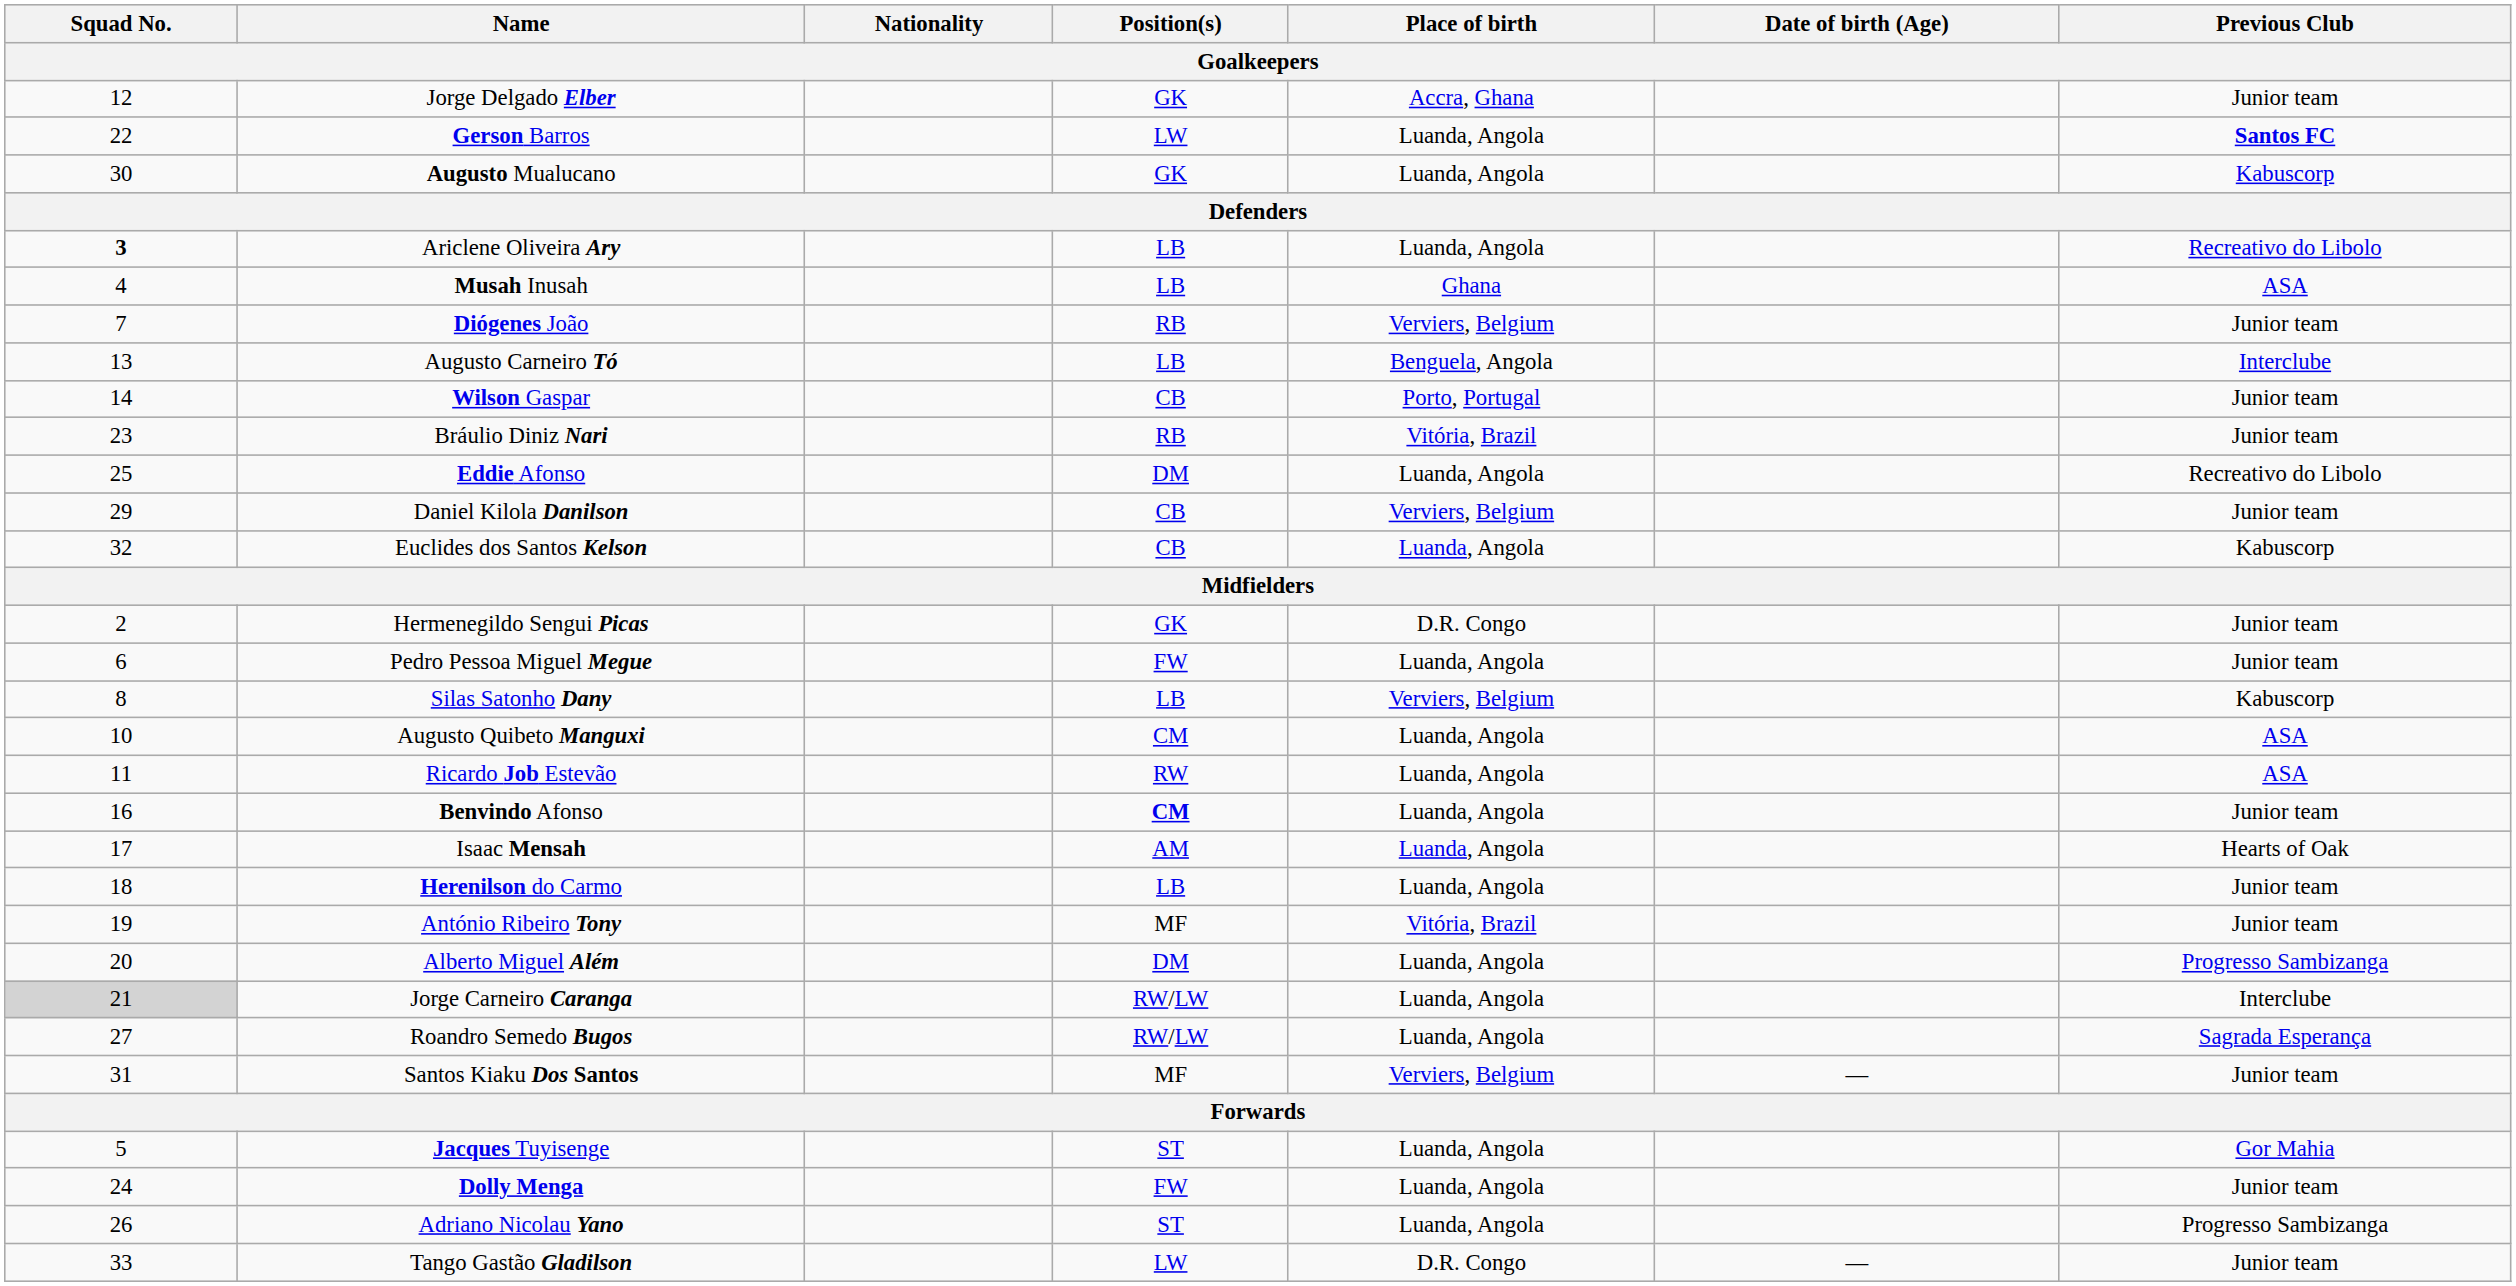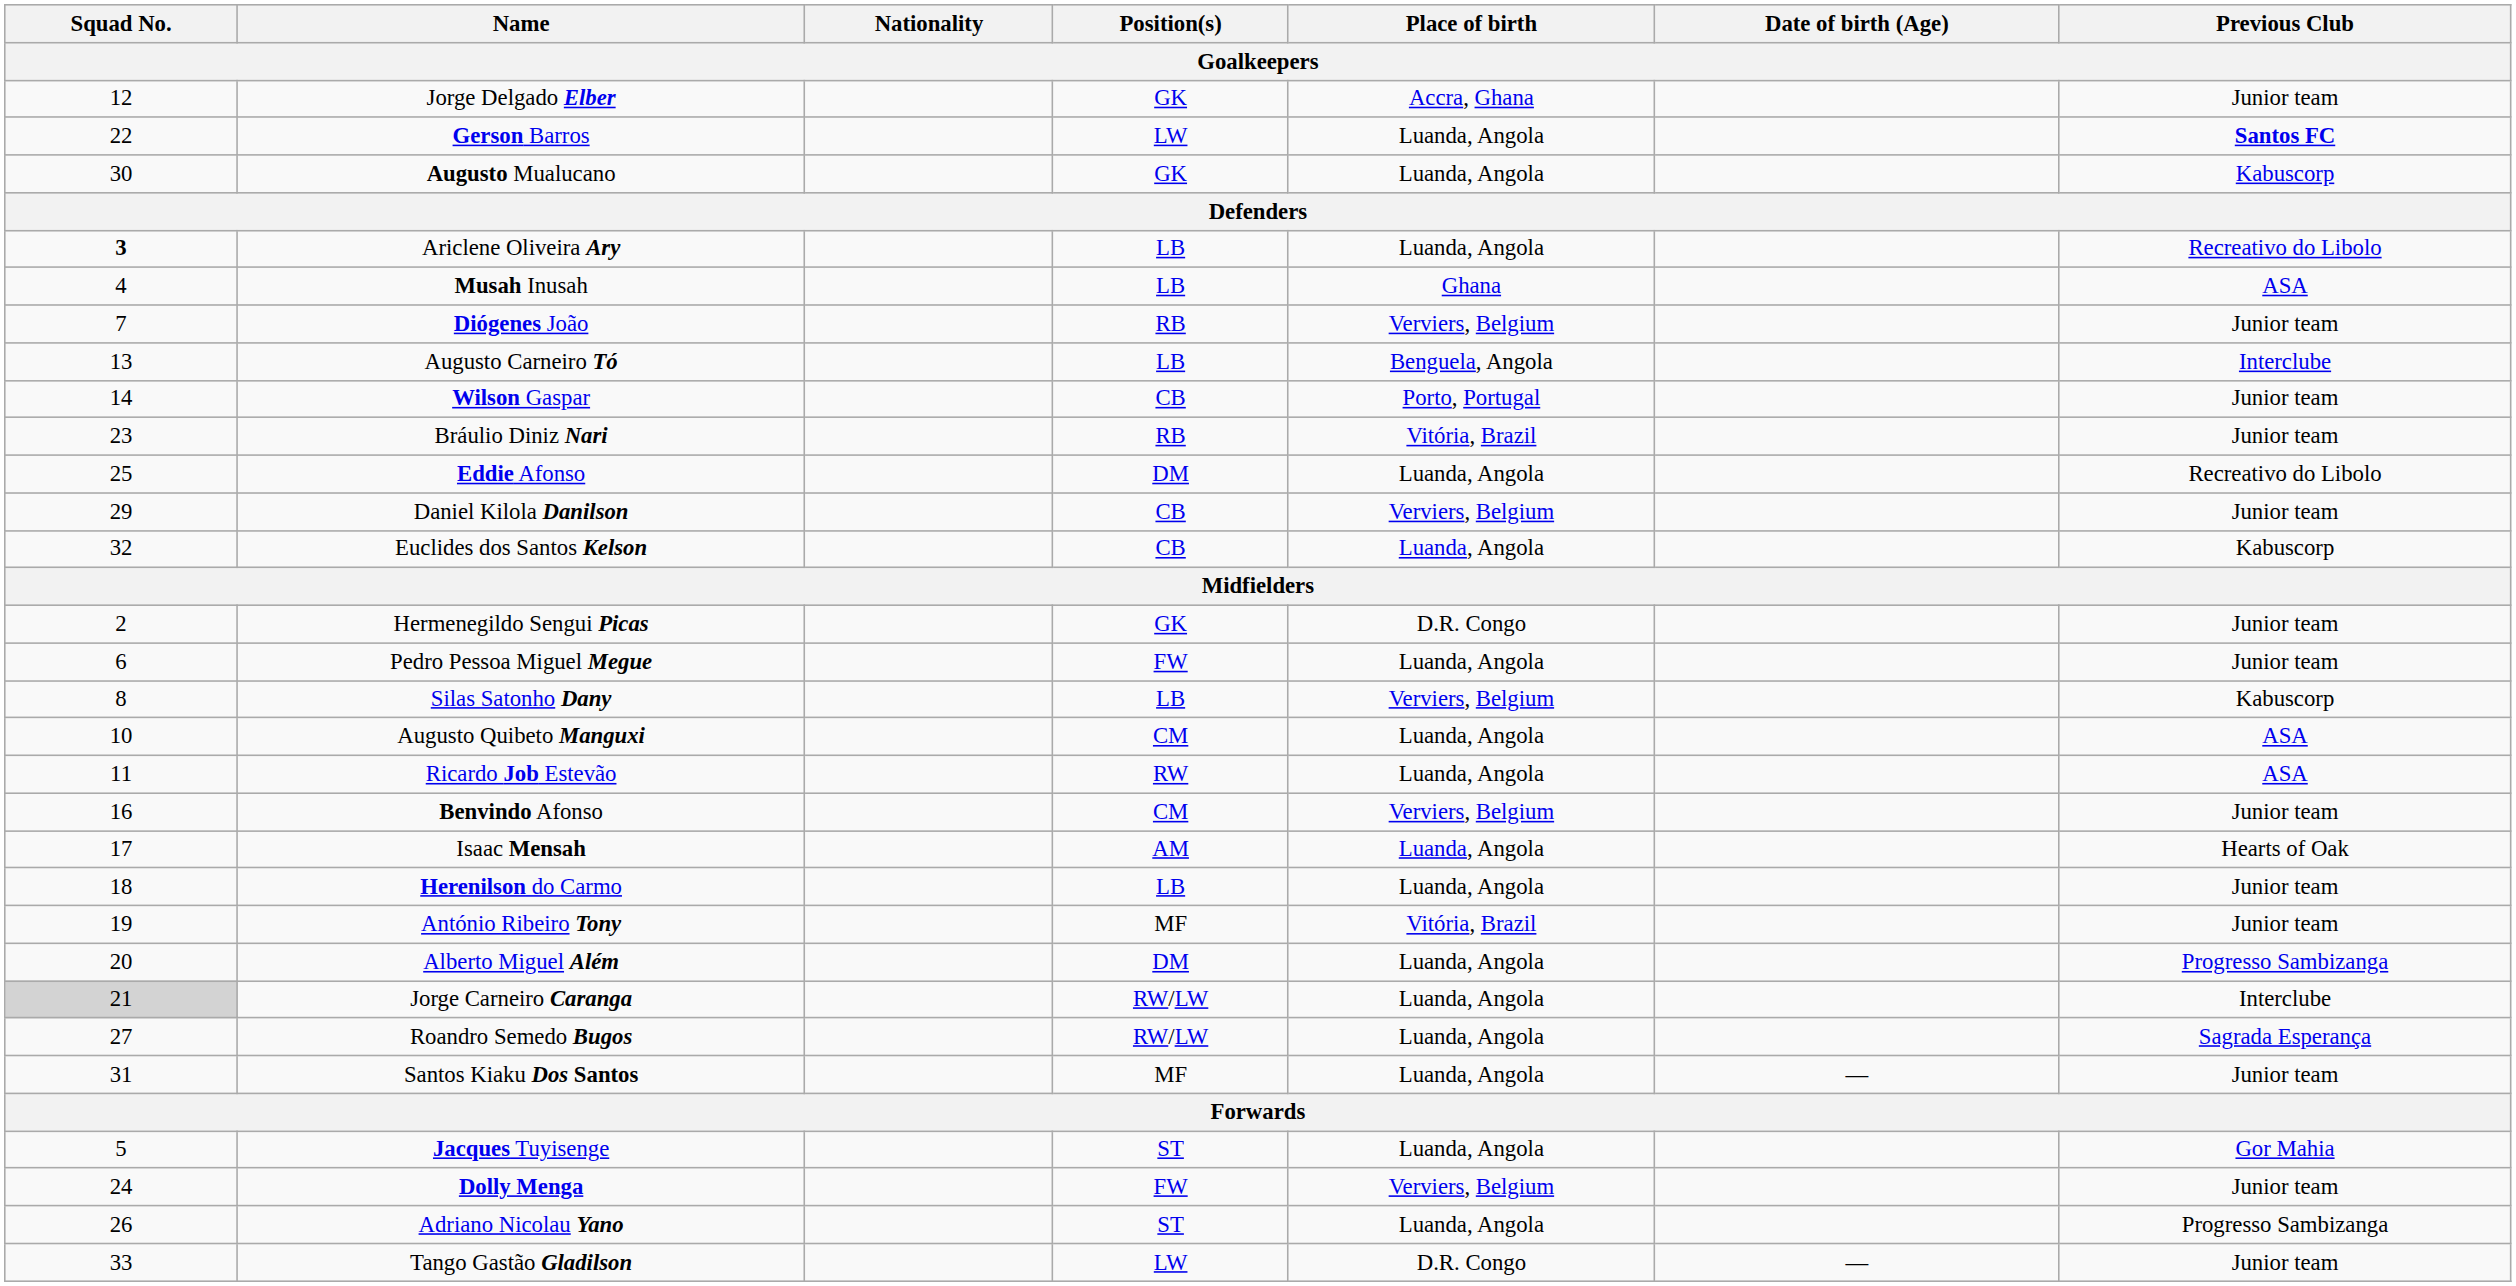(1171, 811) bold -> (1171, 811) normal
(1471, 811) Luanda, Angola -> (1471, 811) Verviers, Belgium
(1471, 1074) Verviers, Belgium -> (1471, 1074) Luanda, Angola
(1471, 1186) Luanda, Angola -> (1471, 1186) Verviers, Belgium
